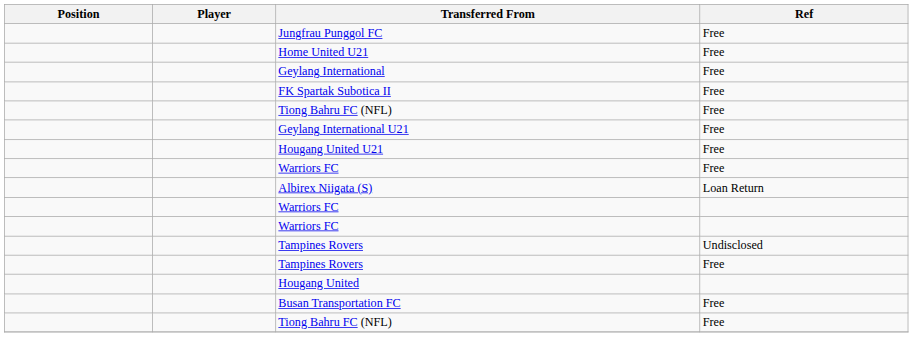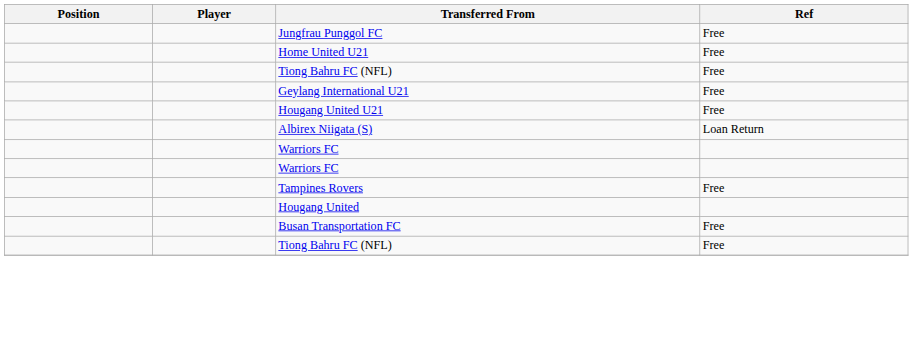- row: (332, 71)
- row: (335, 91)
- row: (308, 168)
- row: (321, 245)
